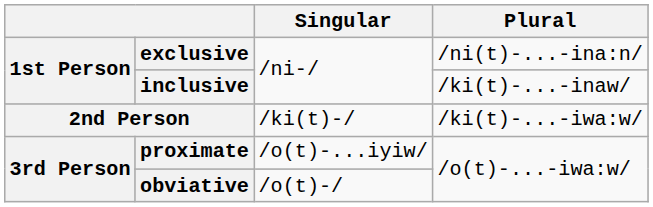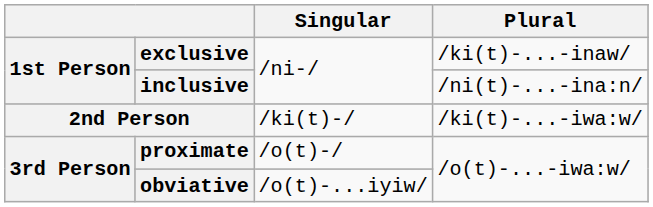(540, 54) /ni(t)-...-ina:n/ -> (534, 54) /ki(t)-...-inaw/
(534, 87) /ki(t)-...-inaw/ -> (540, 87) /ni(t)-...-ina:n/
(343, 153) /o(t)-...iyiw/ -> (301, 153) /o(t)-/
(301, 185) /o(t)-/ -> (343, 185) /o(t)-...iyiw/
